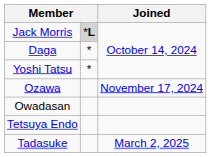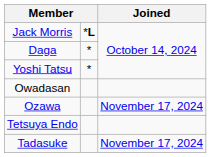(89, 32) lightgrey background -> (89, 32) no background
rows swapped: (42, 87) <-> (42, 106)
(152, 143) March 2, 2025 -> (152, 143) November 17, 2024
